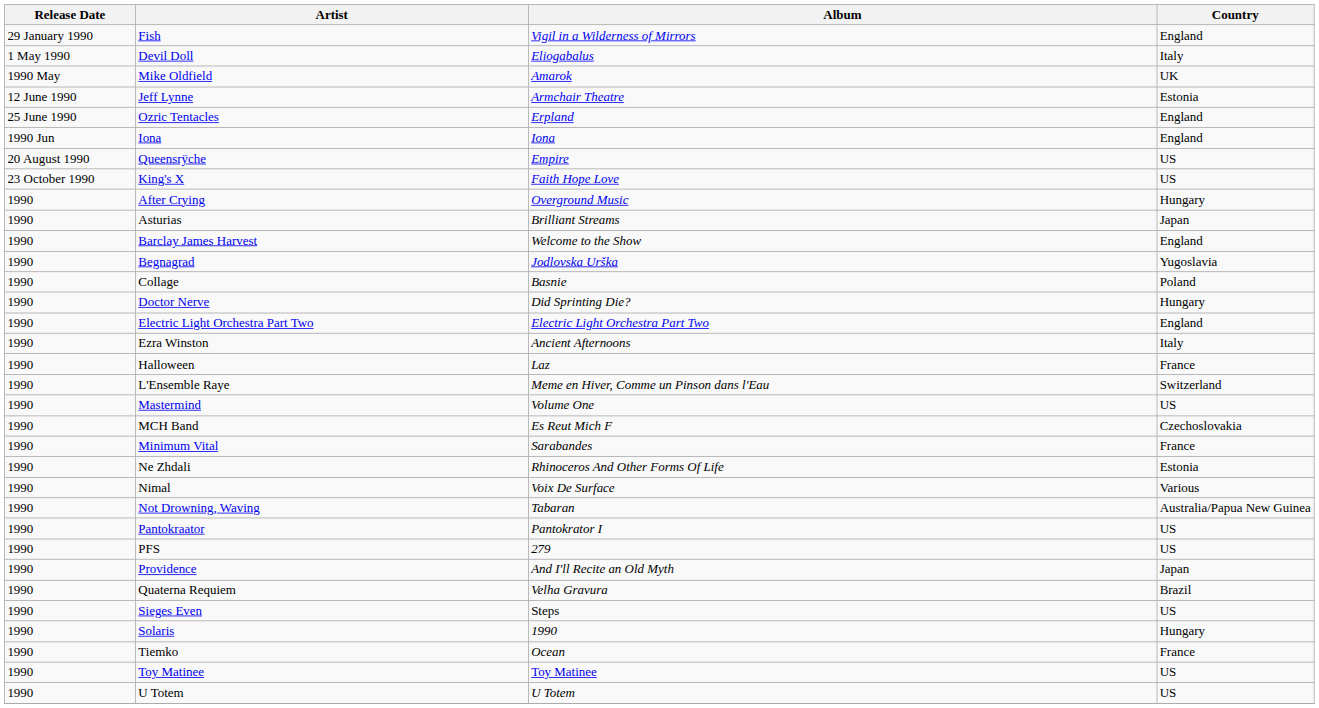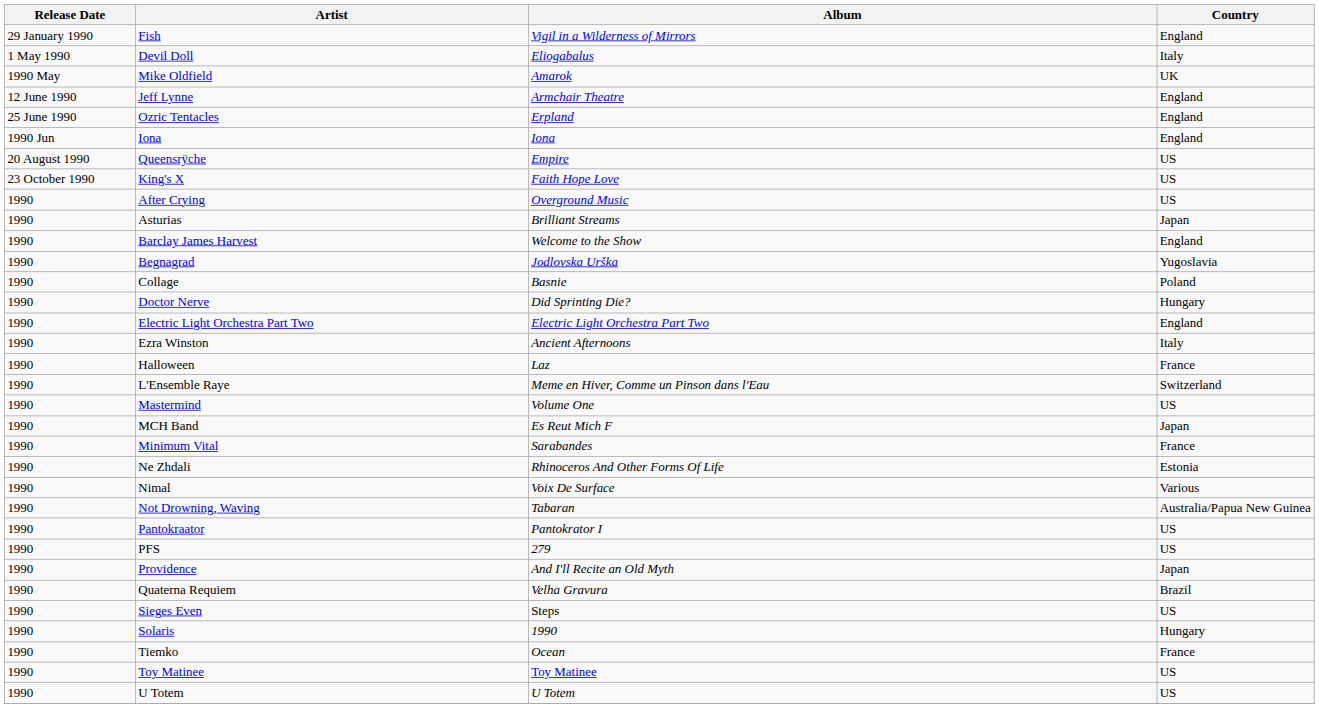(1179, 96) Estonia -> (1181, 96) England
(1182, 199) Hungary -> (1168, 199) US
(1201, 425) Czechoslovakia -> (1174, 425) Japan
